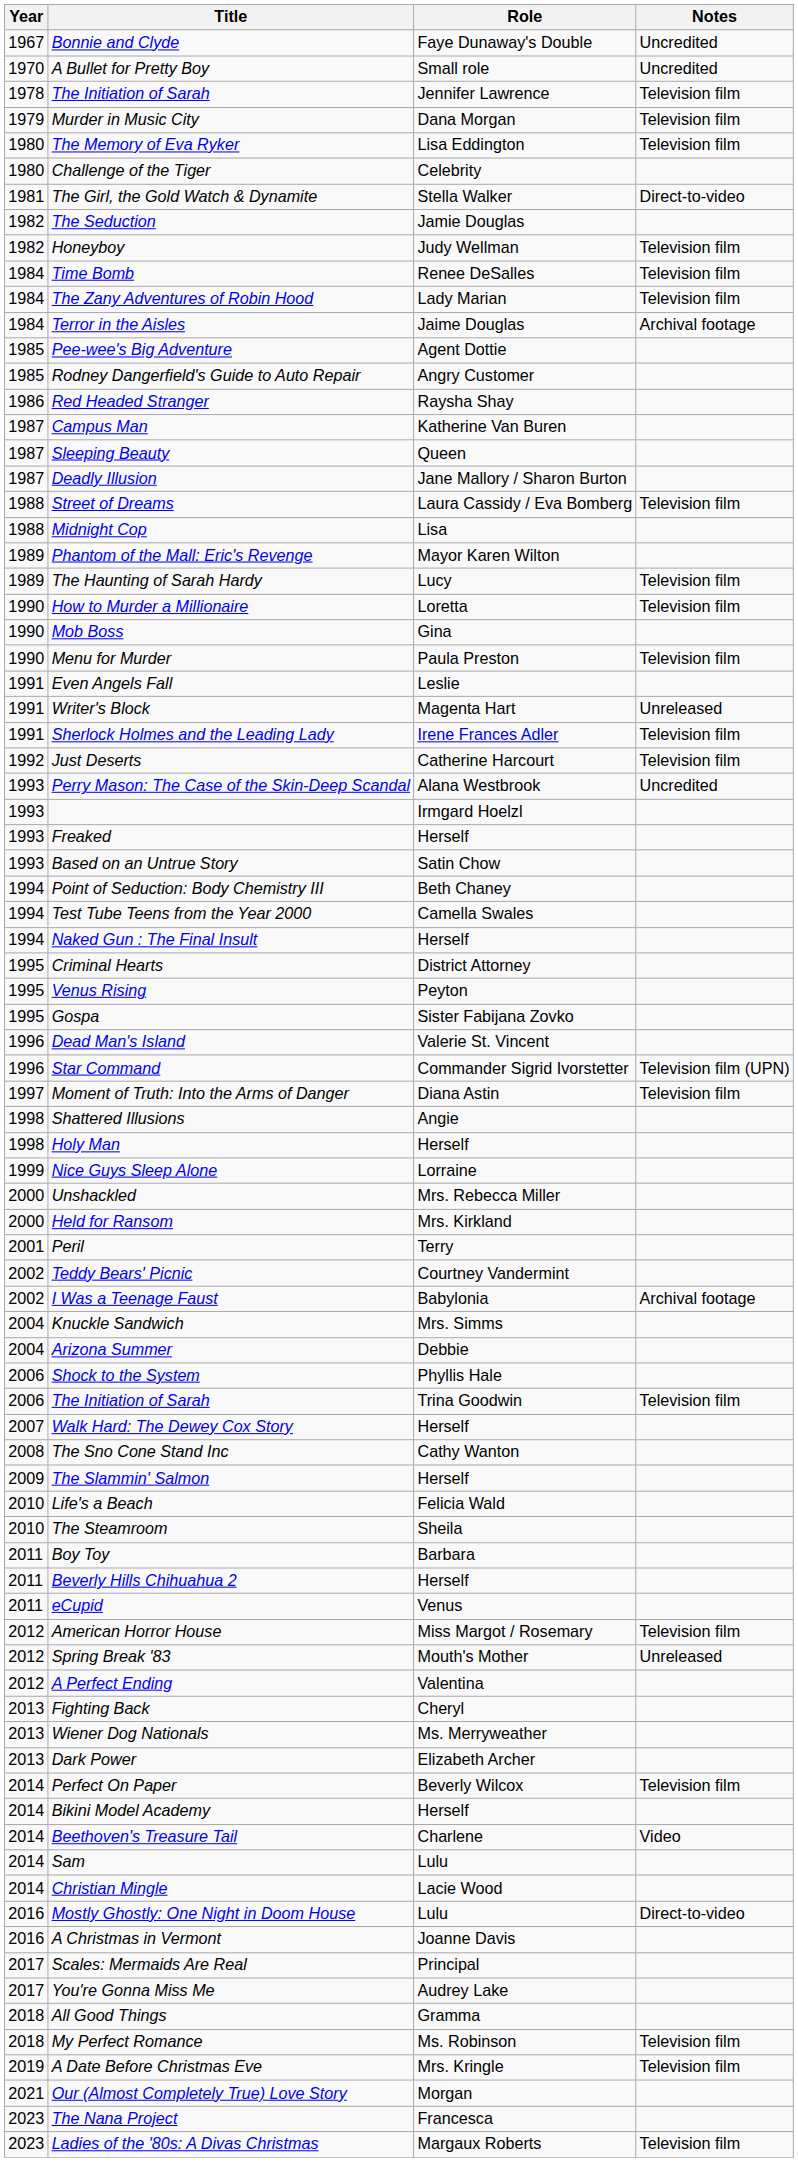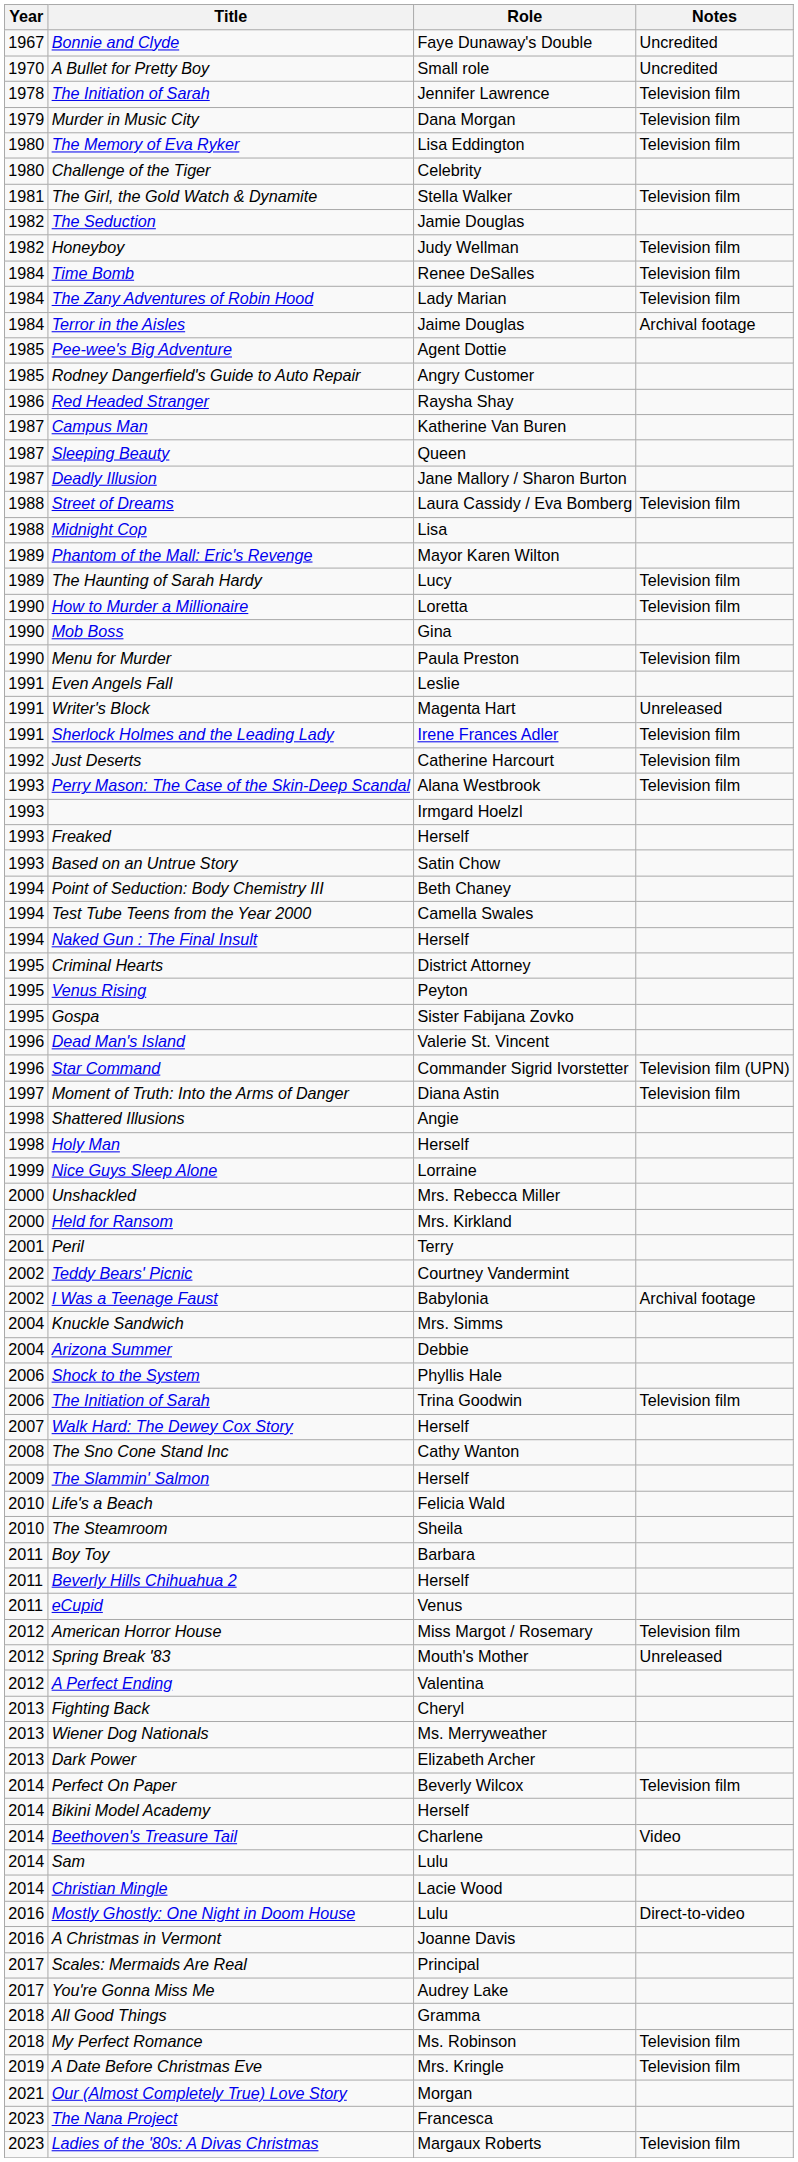(692, 196) Direct-to-video -> (690, 196) Television film
(679, 786) Uncredited -> (690, 786) Television film
